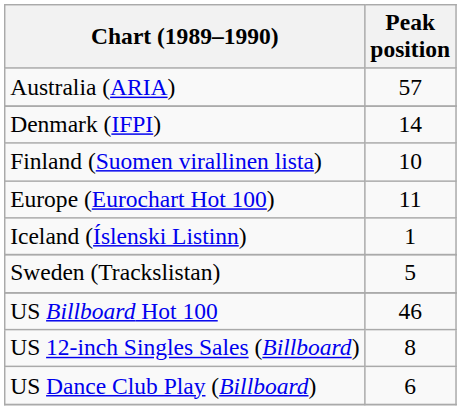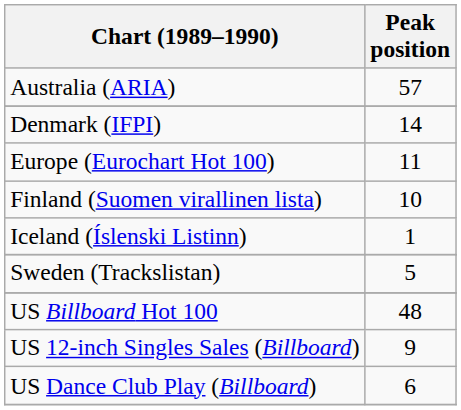rows swapped: (142, 198) <-> (166, 161)
(410, 310) 46 -> (410, 310) 48
(410, 348) 8 -> (410, 348) 9
